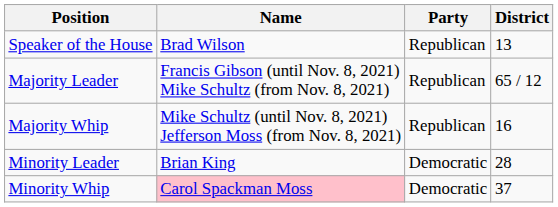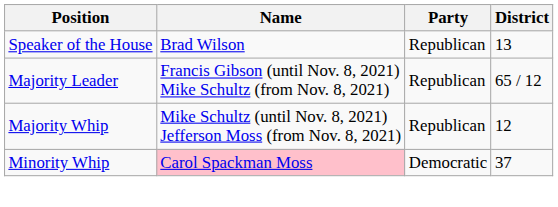(503, 126) 16 -> (503, 126) 12
- row: (64, 162)
